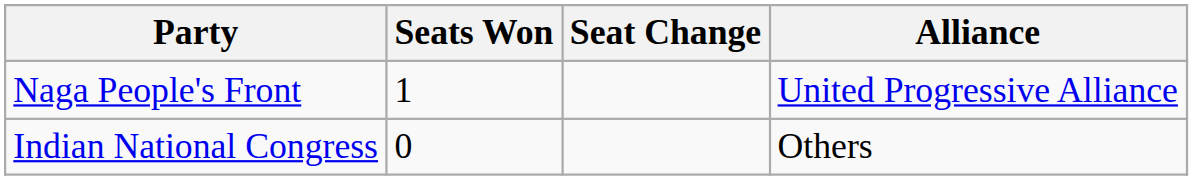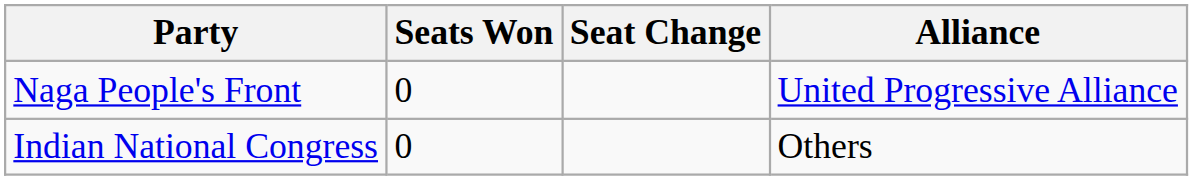(403, 89) 1 -> (403, 89) 0
